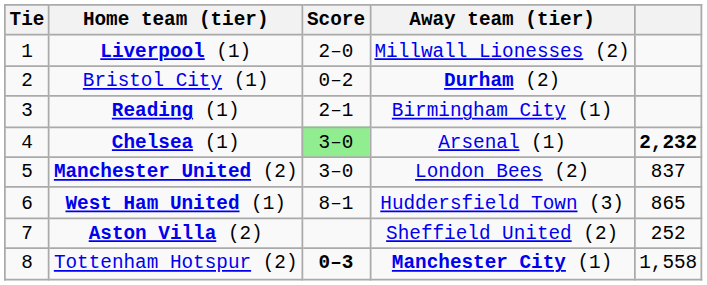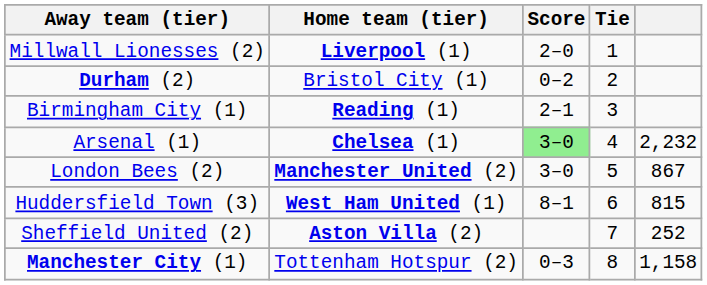columns swapped: (27, 20) <-> (502, 20)
(668, 142) bold -> (668, 142) normal
(668, 172) 837 -> (668, 172) 867
(668, 203) 865 -> (668, 203) 815
(336, 264) bold -> (556, 264) normal
(668, 264) 1,558 -> (668, 264) 1,158
